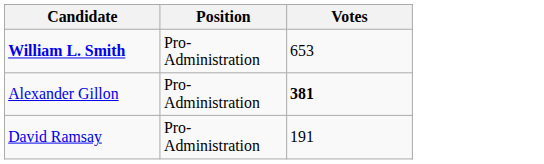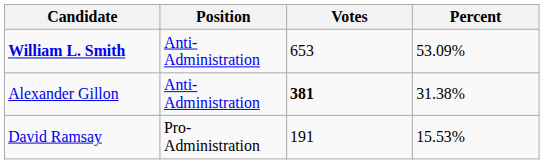+ column: (476, 17)
(212, 51) Pro-Administration -> (212, 51) Anti-Administration
(212, 94) Pro-Administration -> (212, 94) Anti-Administration
